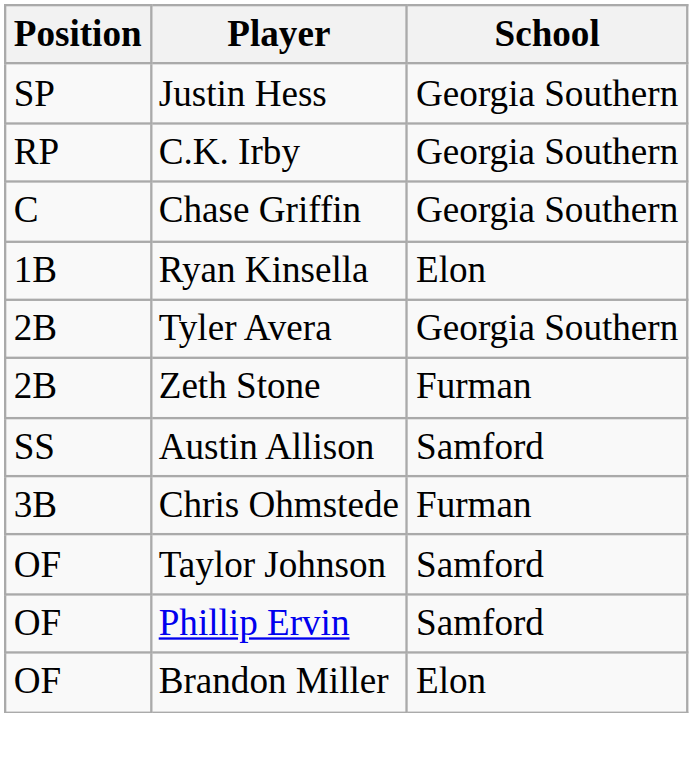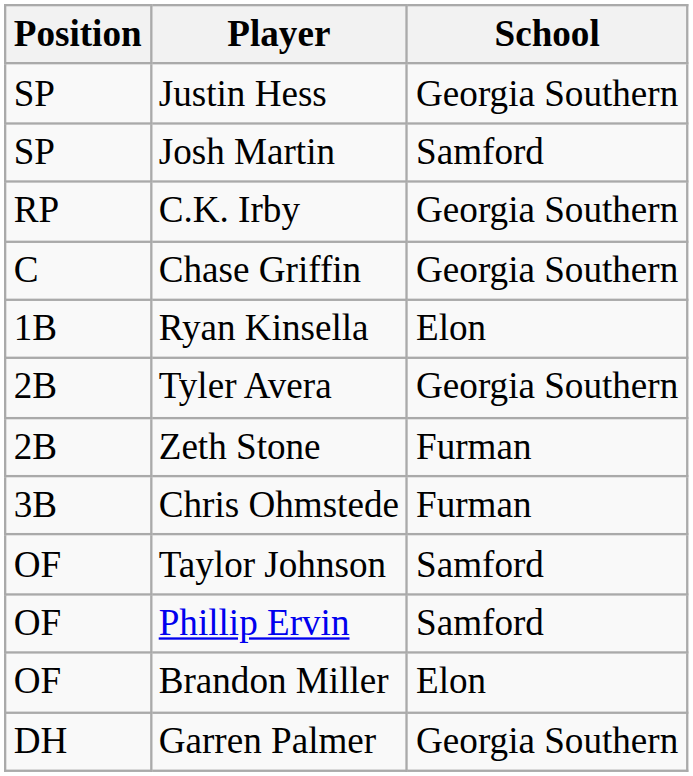+ row: (247, 151)
- row: (266, 446)
+ row: (267, 740)
